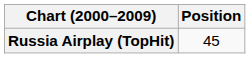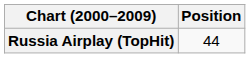(211, 40) 45 -> (211, 40) 44
